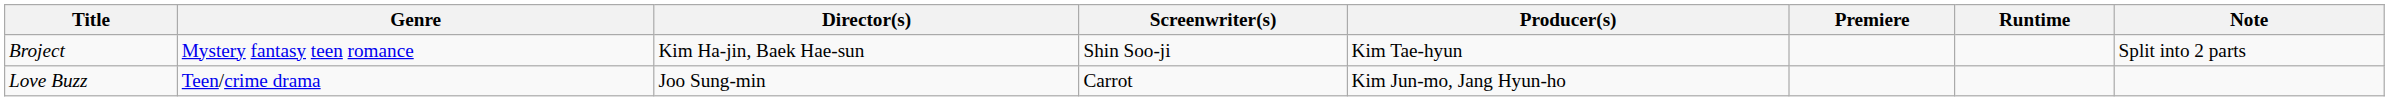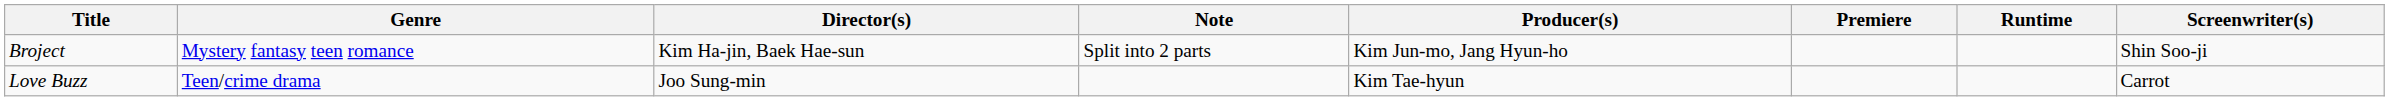columns swapped: (1213, 19) <-> (2249, 19)
(1407, 50) Kim Tae-hyun -> (1461, 50) Kim Jun-mo, Jang Hyun-ho
(1459, 80) Kim Jun-mo, Jang Hyun-ho -> (1409, 80) Kim Tae-hyun
